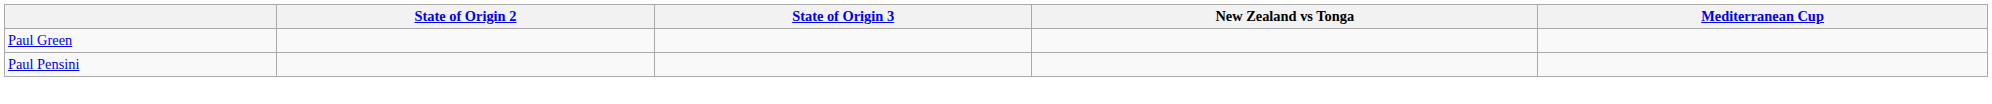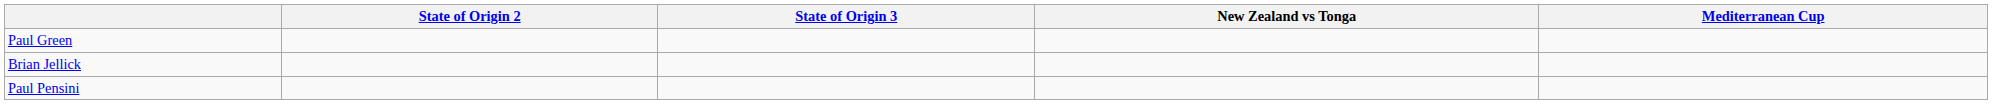+ row: (44, 64)
